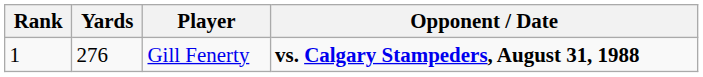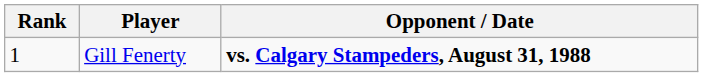- column: (107, 21)
